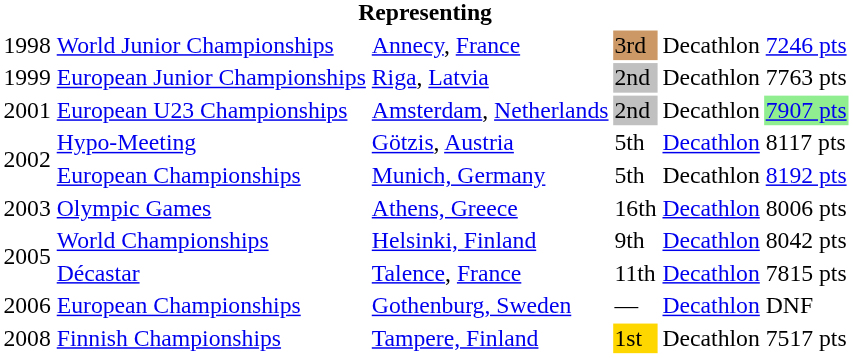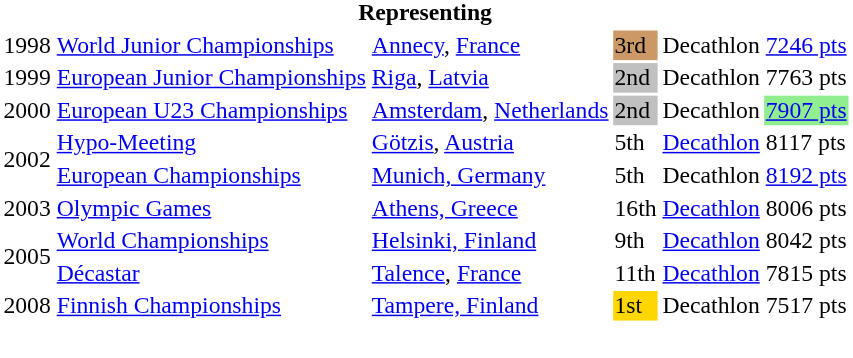(27, 110) 2001 -> (27, 110) 2000
- row: (472, 305)
